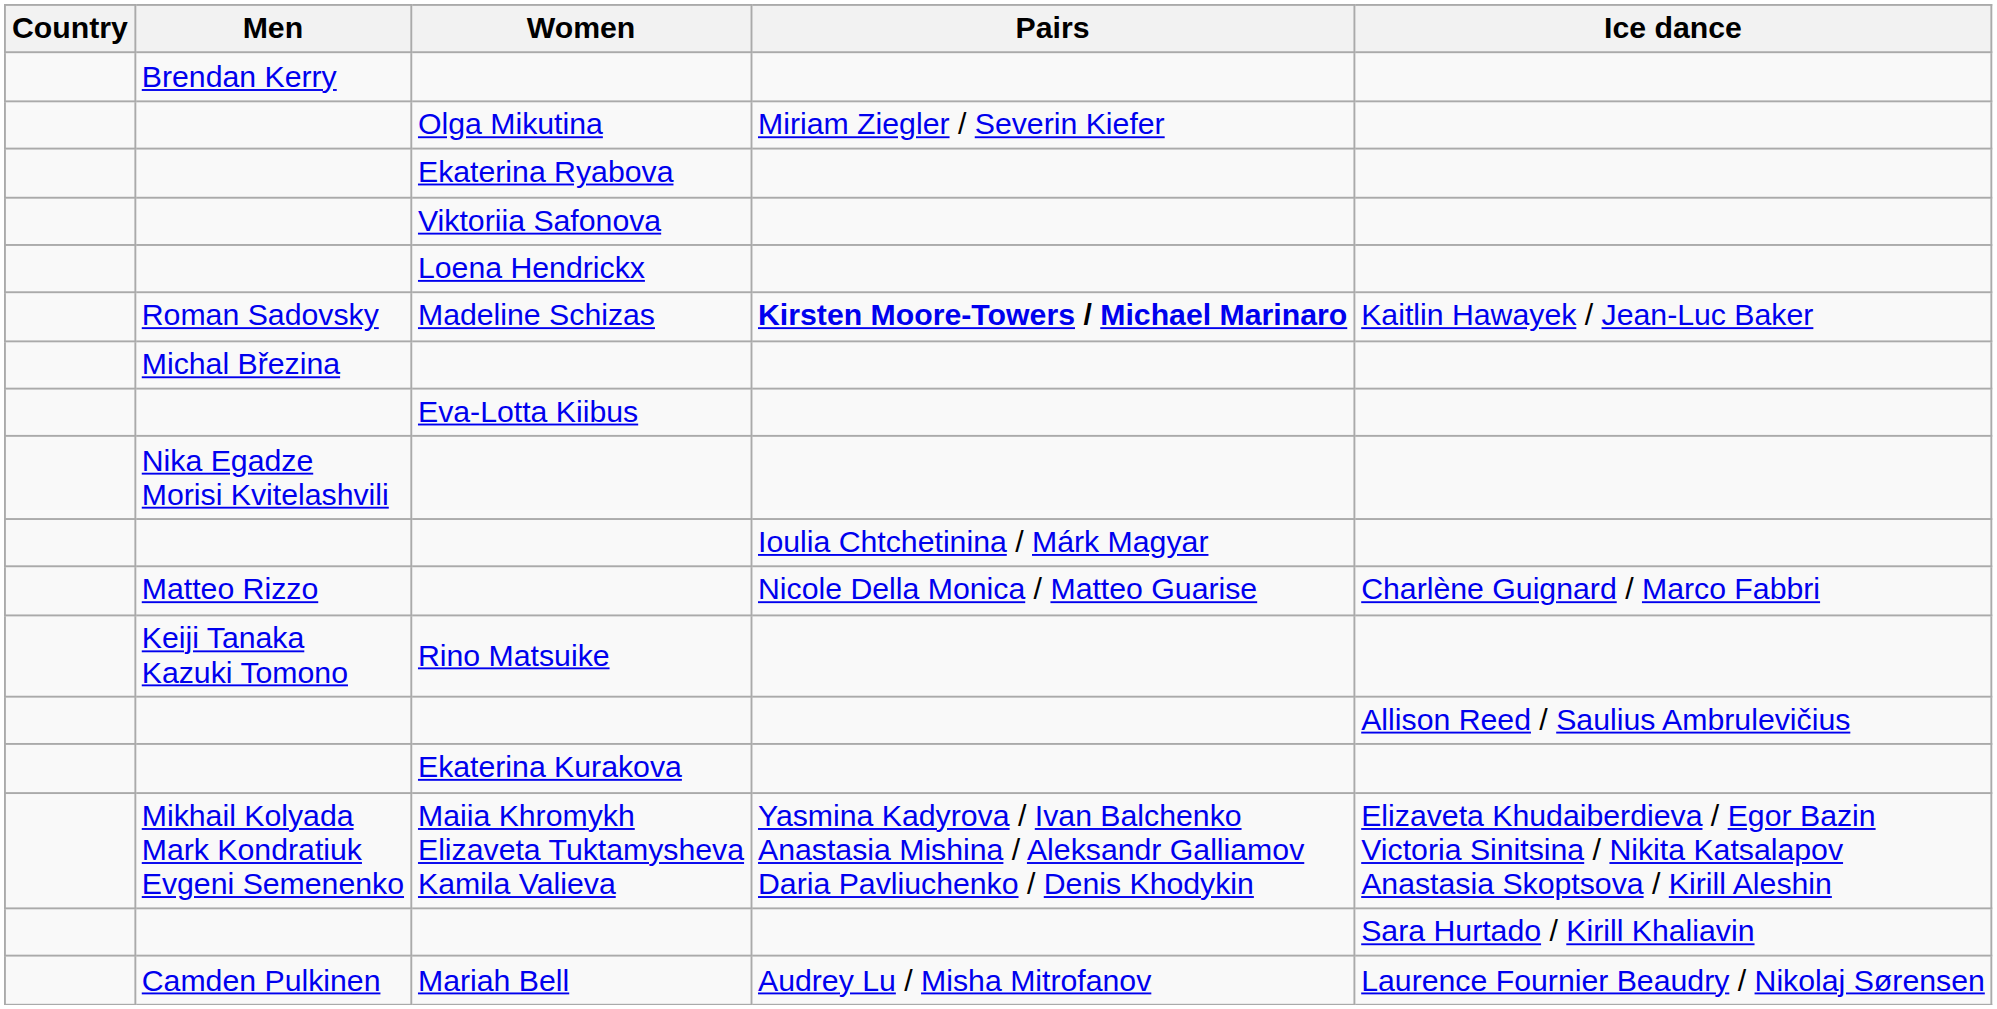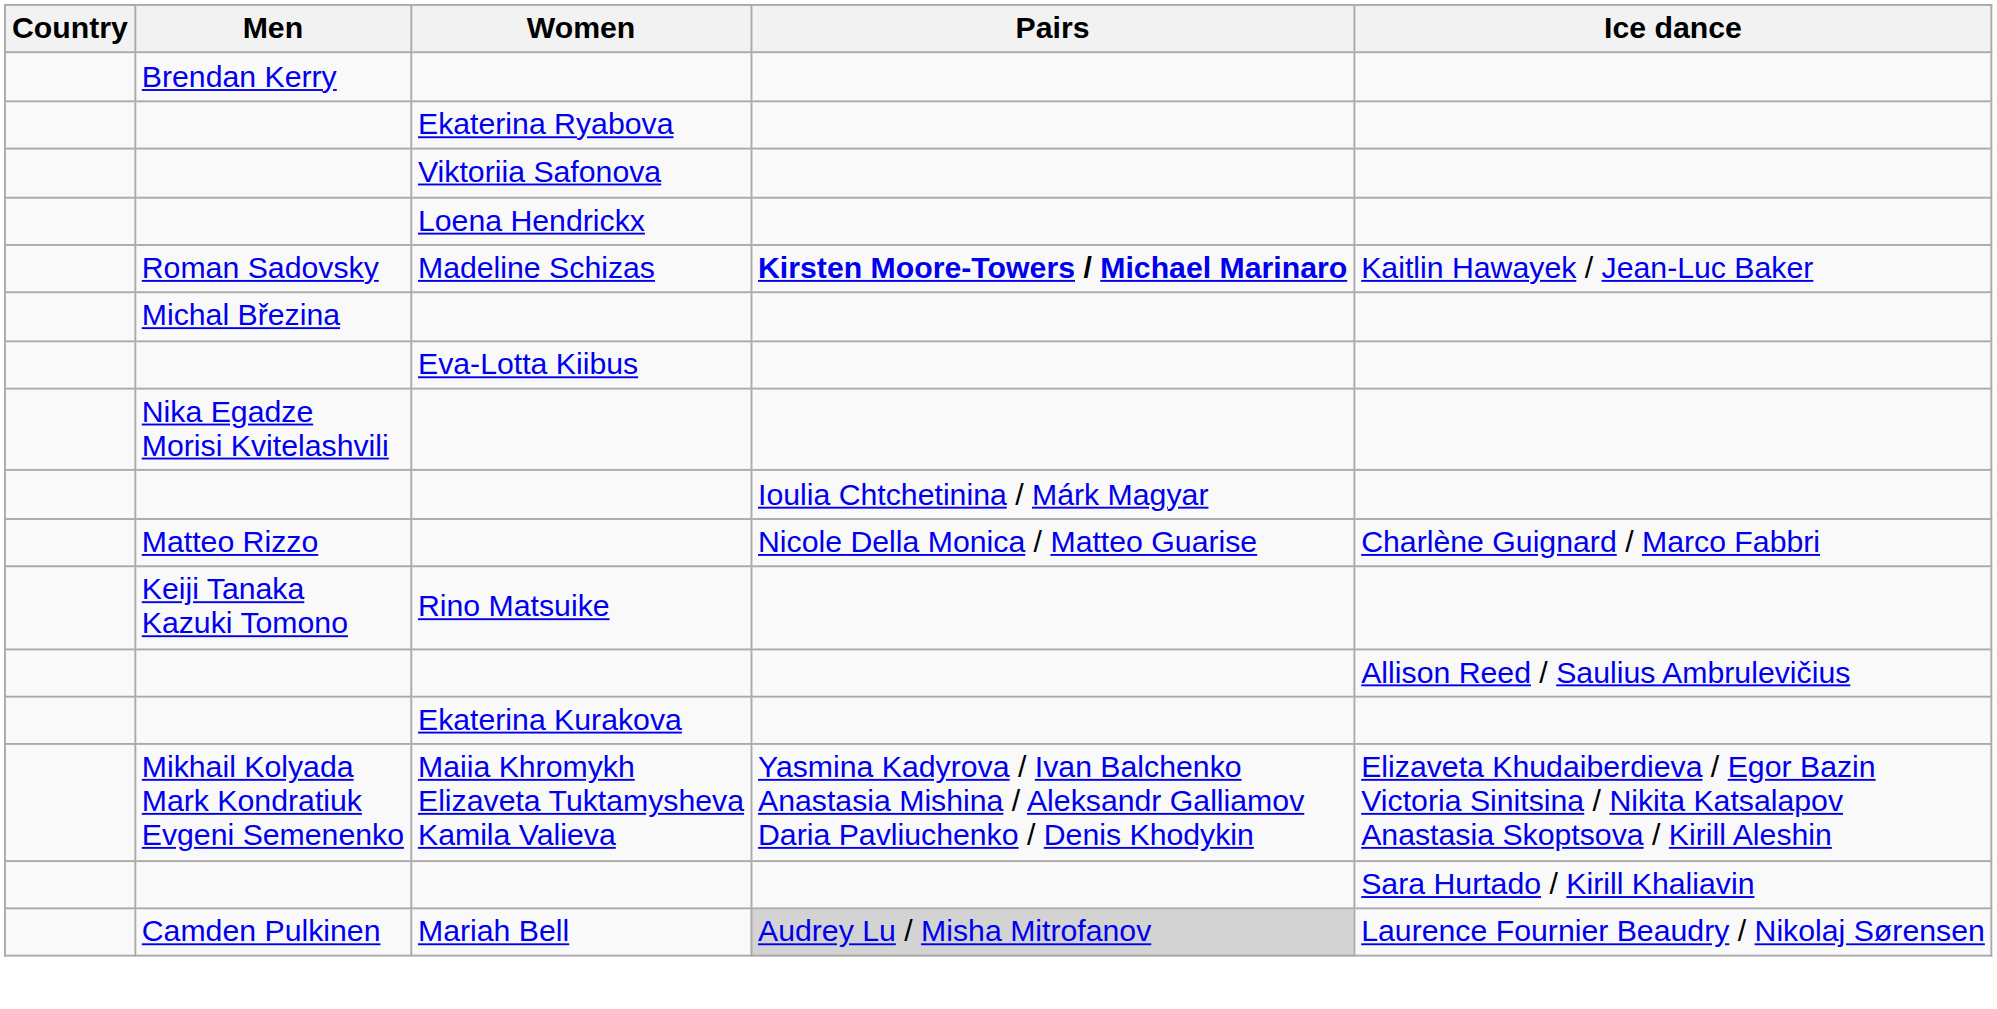- row: (273, 125)
(955, 979) no background -> (955, 931) lightgrey background
